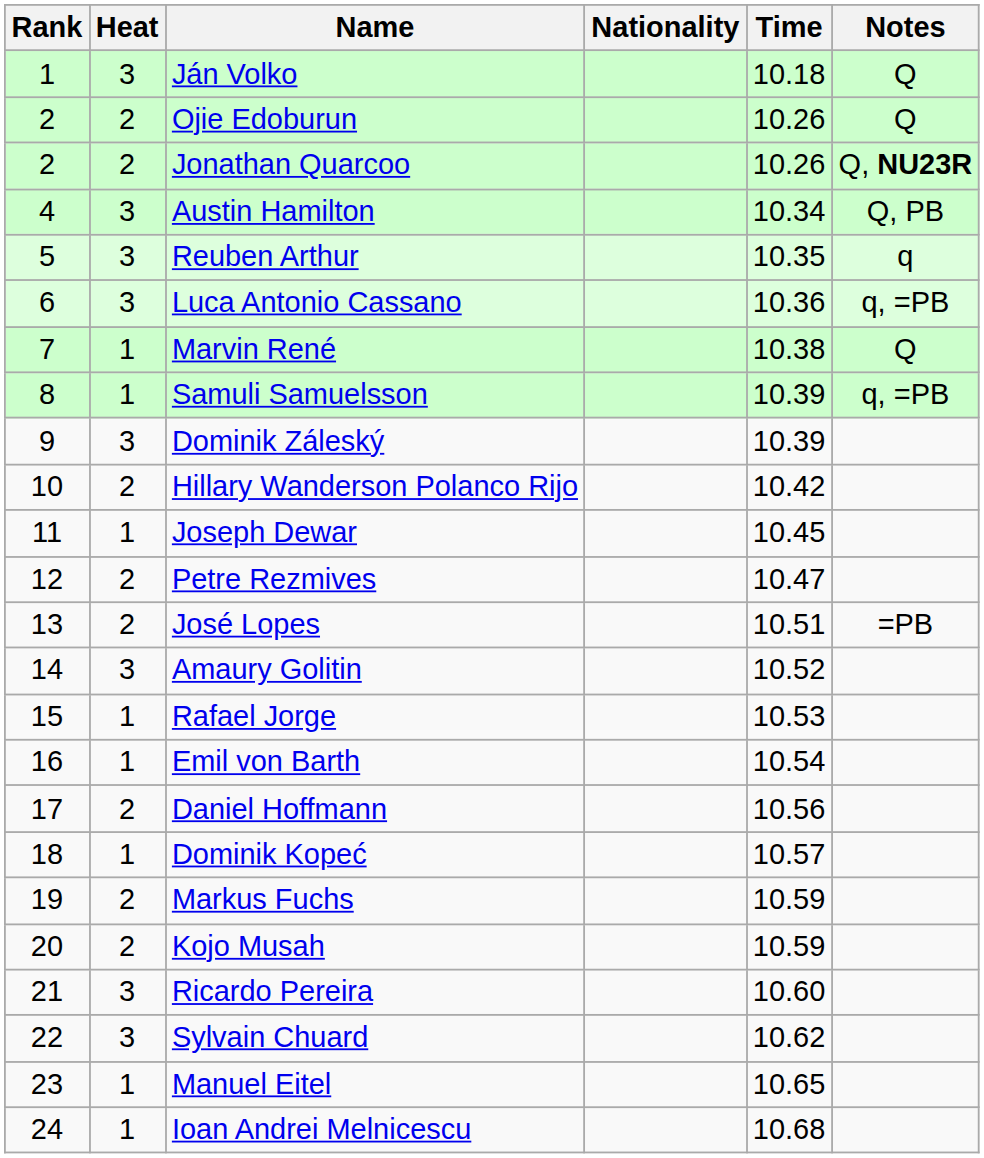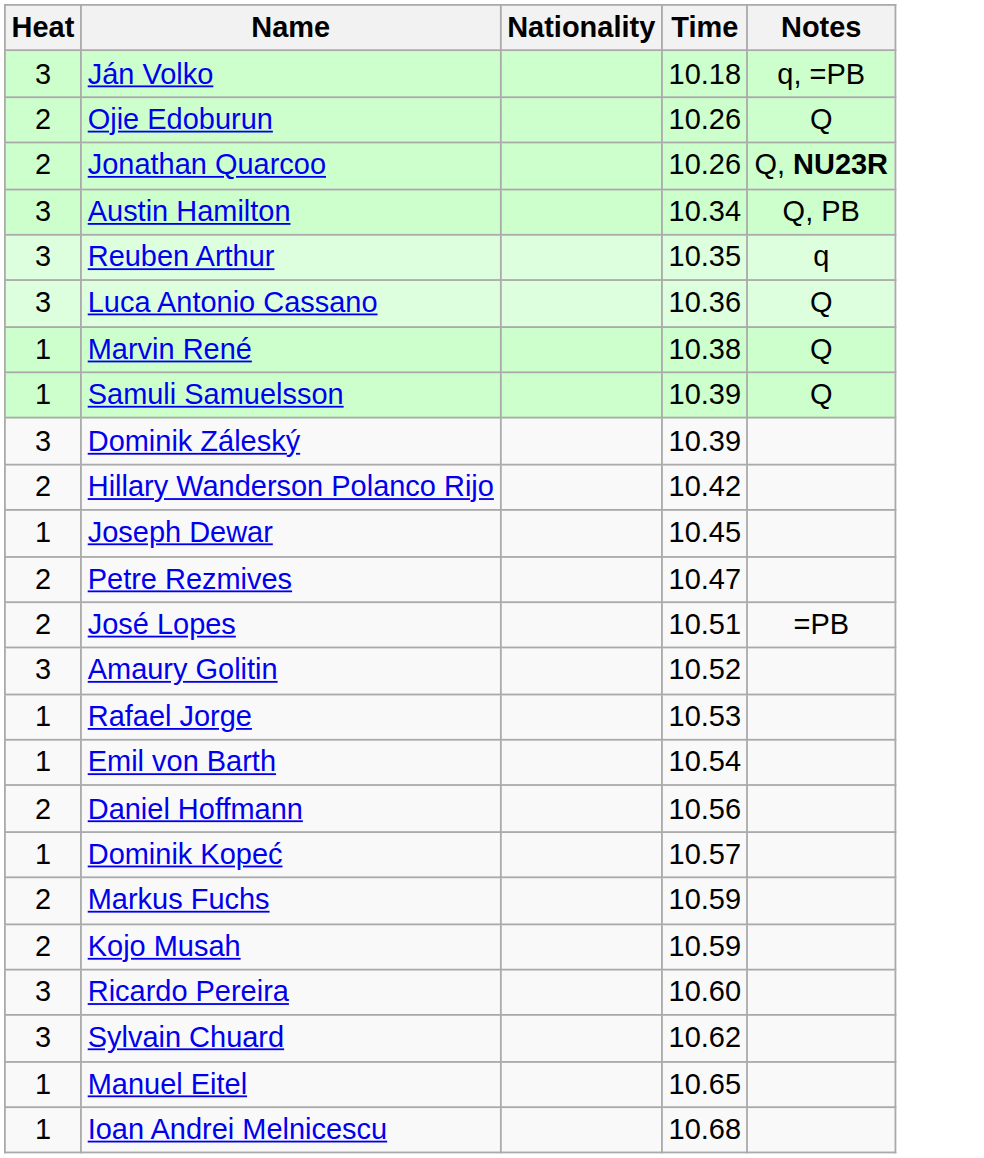- column: (47, 27)
(905, 73) Q -> (821, 73) q, =PB
(905, 303) q, =PB -> (821, 303) Q
(905, 394) q, =PB -> (821, 394) Q
